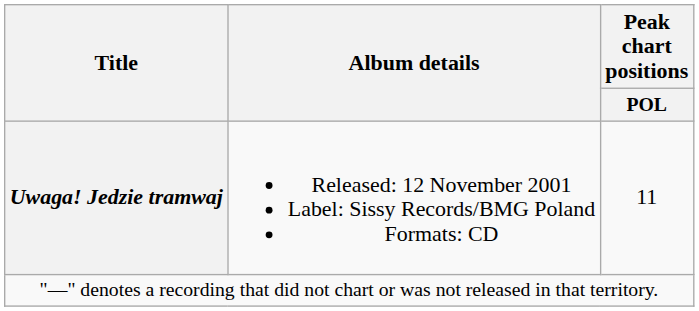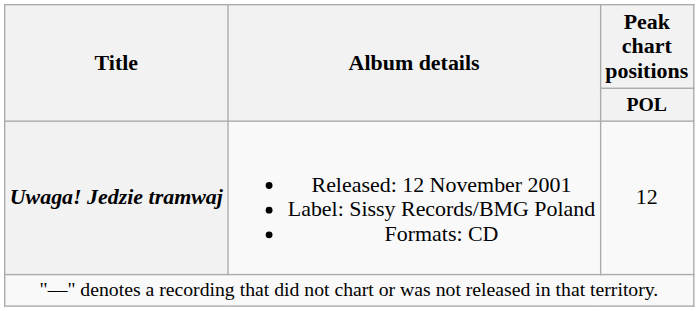(647, 197) 11 -> (647, 197) 12
